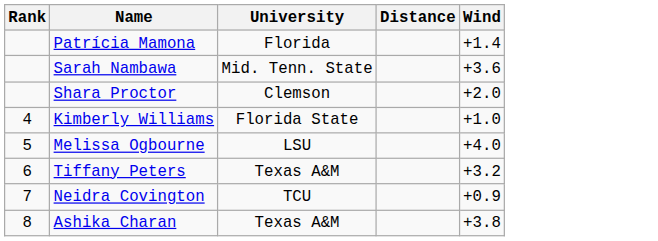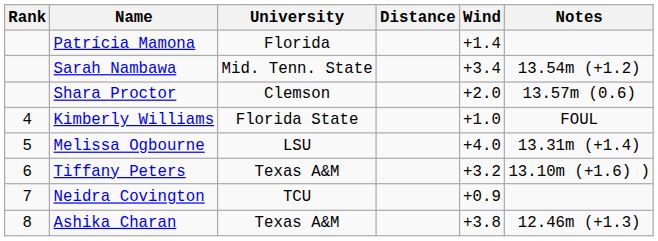+ column: (579, 17)
(482, 69) +3.6 -> (482, 69) +3.4
